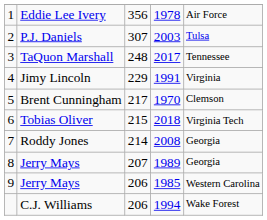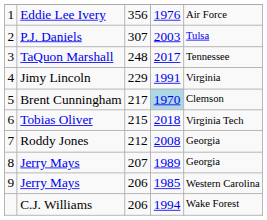(167, 15) 1978 -> (167, 15) 1976
(167, 99) no background -> (167, 99) lightblue background
(138, 141) 214 -> (138, 141) 212
